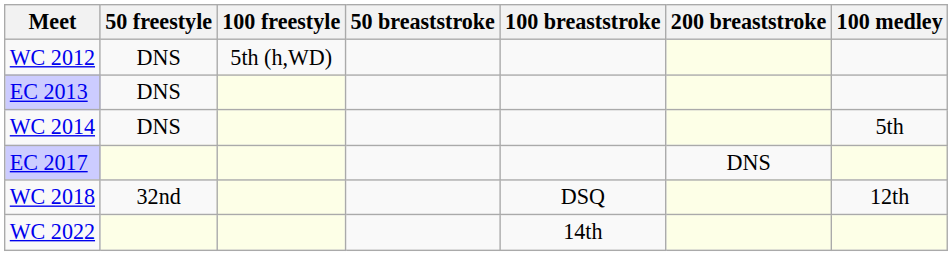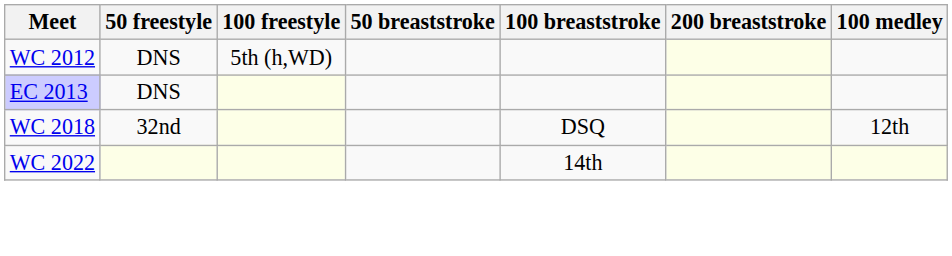- row: (52, 127)
- row: (49, 162)
